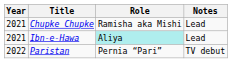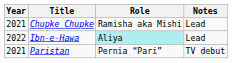(16, 38) 2021 -> (16, 38) 2022
(16, 51) 2022 -> (16, 51) 2021
